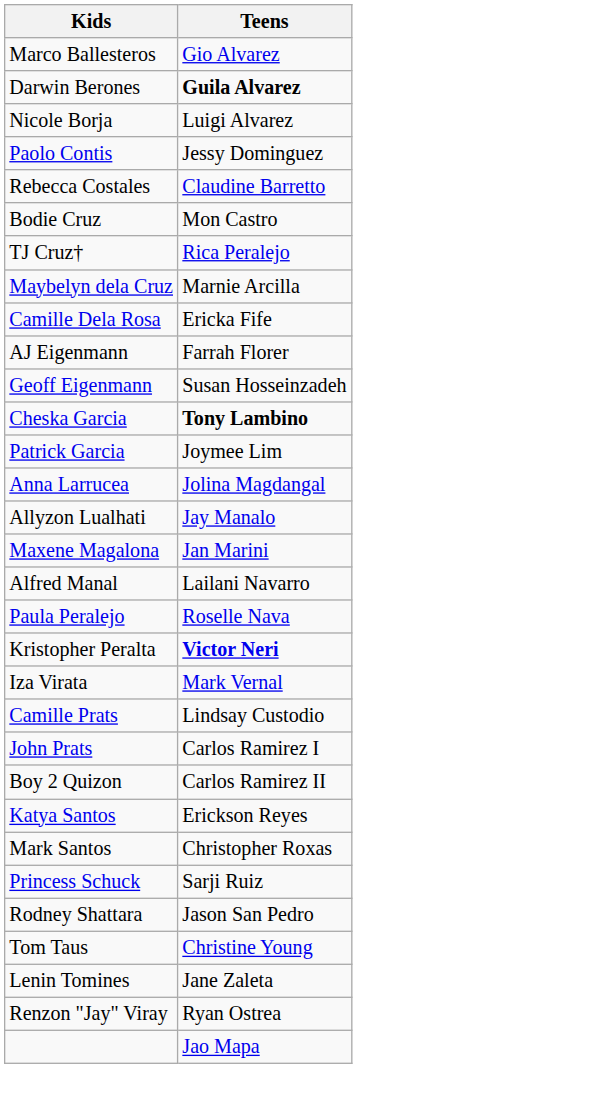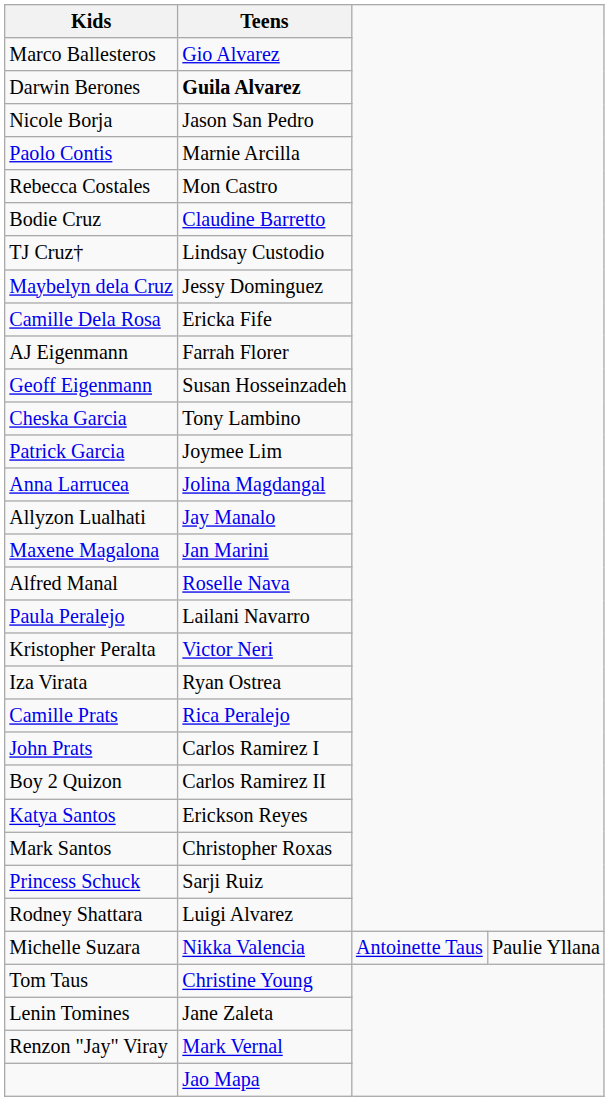(238, 120) Luigi Alvarez -> (248, 120) Jason San Pedro
(253, 153) Jessy Dominguez -> (241, 153) Marnie Arcilla
(254, 186) Claudine Barretto -> (230, 186) Mon Castro
(230, 219) Mon Castro -> (254, 219) Claudine Barretto
(236, 252) Rica Peralejo -> (253, 252) Lindsay Custodio
(241, 285) Marnie Arcilla -> (253, 285) Jessy Dominguez
(245, 418) bold -> (241, 418) normal
(246, 583) Lailani Navarro -> (236, 583) Roselle Nava
(236, 616) Roselle Nava -> (246, 616) Lailani Navarro
(230, 649) bold -> (228, 649) normal
(233, 682) Mark Vernal -> (232, 682) Ryan Ostrea
(253, 715) Lindsay Custodio -> (236, 715) Rica Peralejo
(248, 914) Jason San Pedro -> (238, 914) Luigi Alvarez
+ row: (75, 947)
(232, 1013) Ryan Ostrea -> (233, 1046) Mark Vernal
